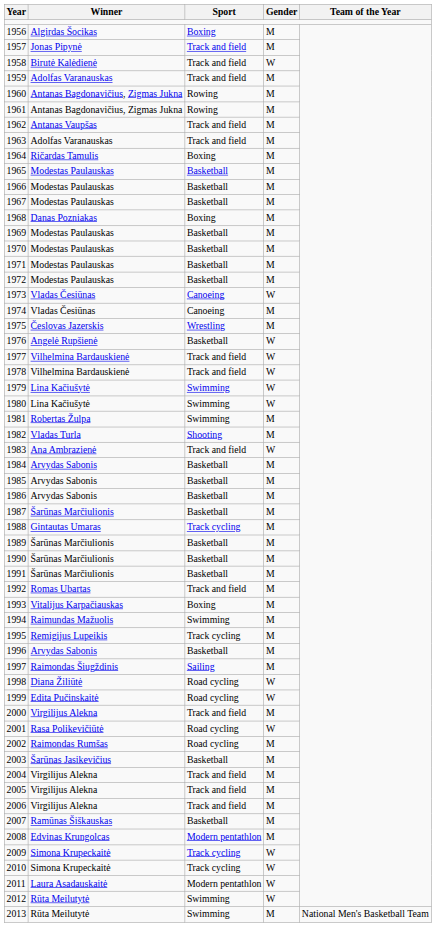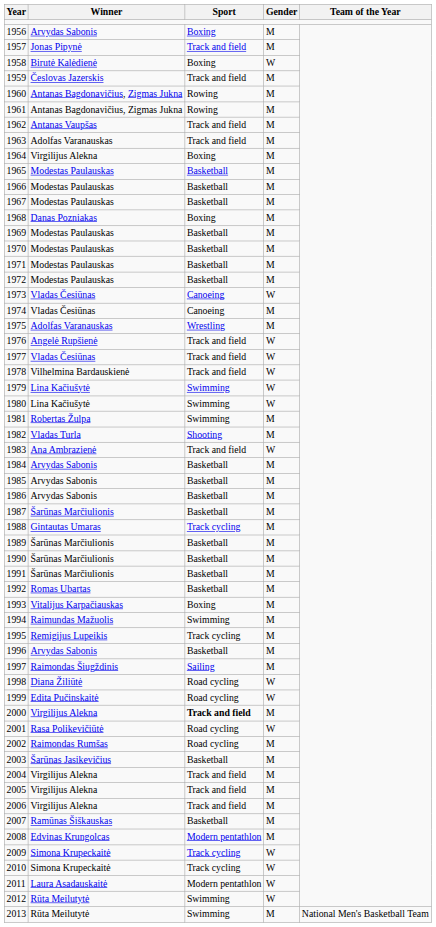(64, 32) Algirdas Šocikas -> (64, 32) Arvydas Sabonis
(217, 63) Track and field -> (201, 63) Boxing
(72, 78) Adolfas Varanauskas -> (67, 78) Česlovas Jazerskis
(64, 156) Ričardas Tamulis -> (64, 156) Virgilijus Alekna
(67, 326) Česlovas Jazerskis -> (72, 326) Adolfas Varanauskas
(207, 341) Basketball -> (217, 341) Track and field
(80, 357) Vilhelmina Bardauskienė -> (63, 357) Vladas Česiūnas
(217, 589) Track and field -> (207, 589) Basketball
(217, 713) normal -> (219, 713) bold
